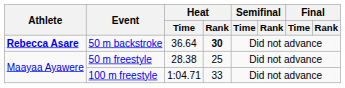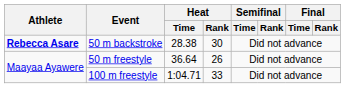(184, 44) 36.64 -> (184, 44) 28.38
(217, 44) bold -> (217, 44) normal
(184, 60) 28.38 -> (184, 60) 36.64
(217, 60) 25 -> (217, 60) 26
